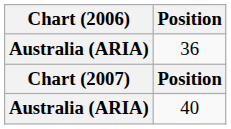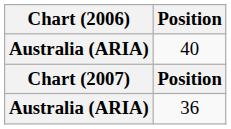rows swapped: (190, 108) <-> (190, 49)
